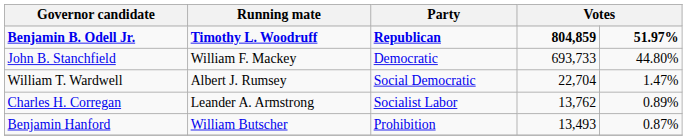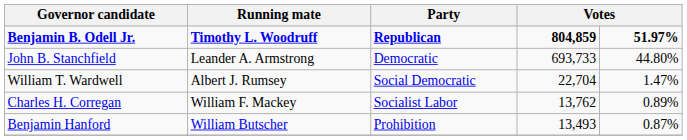(243, 59) William F. Mackey -> (252, 59) Leander A. Armstrong
(252, 102) Leander A. Armstrong -> (243, 102) William F. Mackey
